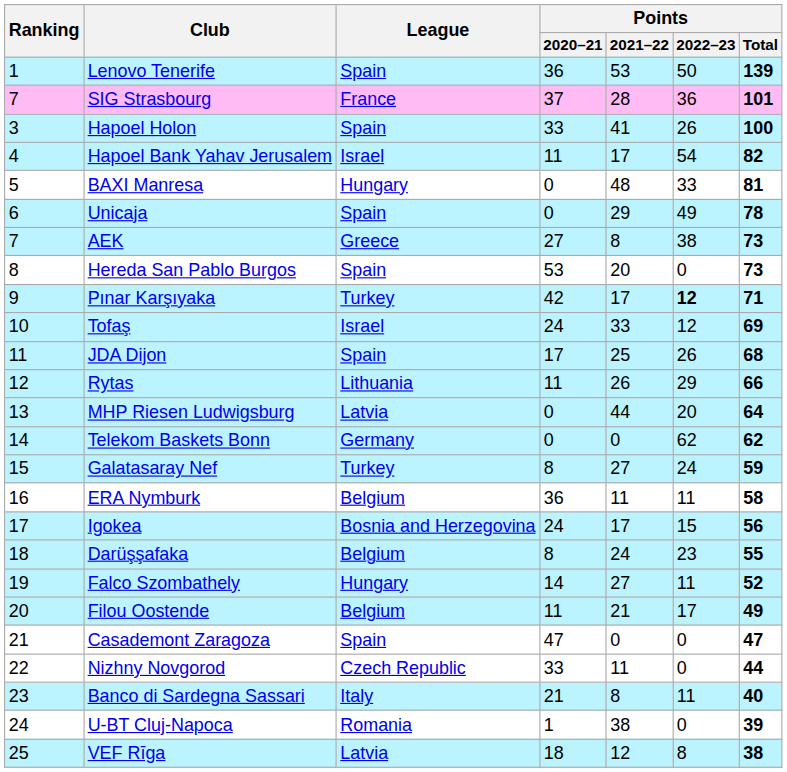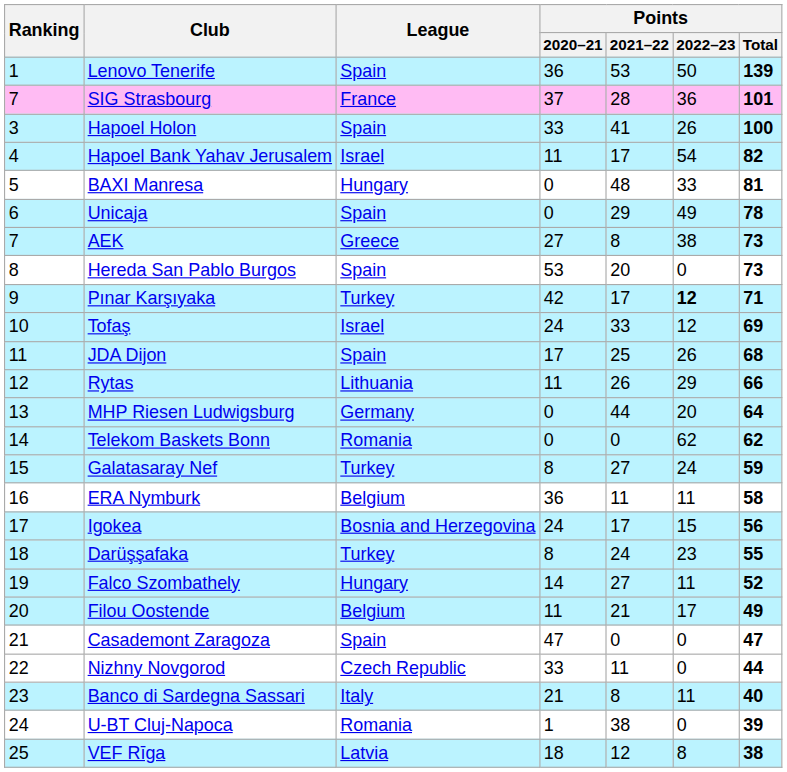(364, 412) Latvia -> (377, 412) Germany
(377, 440) Germany -> (376, 440) Romania
(373, 554) Belgium -> (367, 554) Turkey
